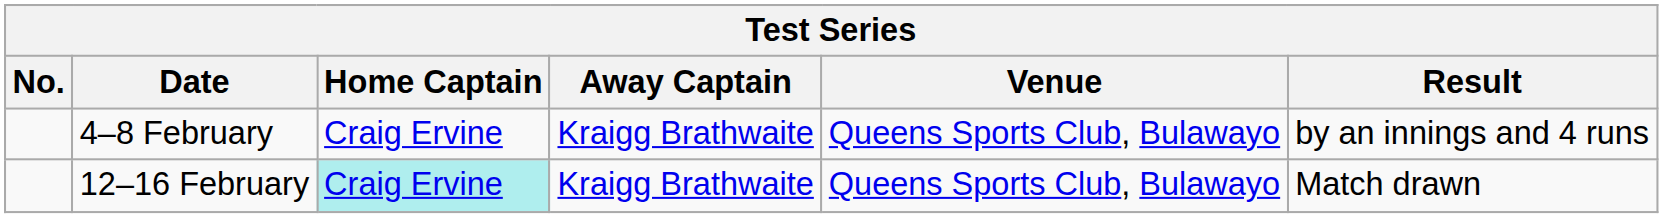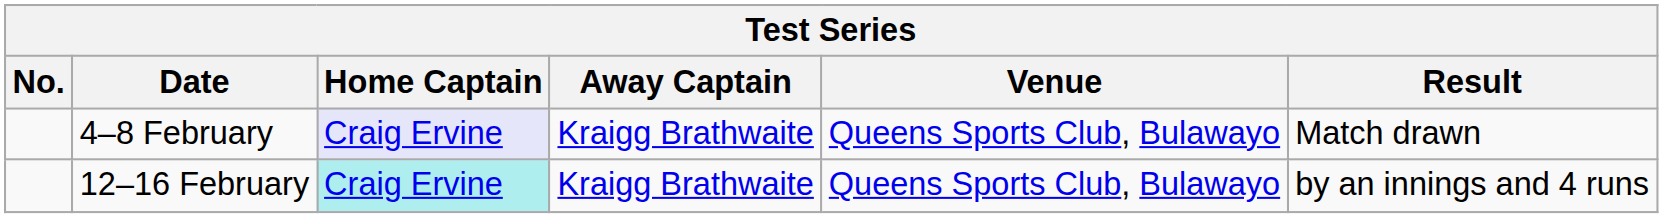(413, 133) no background -> (413, 133) lavender background
(1472, 133) by an innings and 4 runs -> (1388, 133) Match drawn
(1388, 184) Match drawn -> (1472, 184) by an innings and 4 runs
